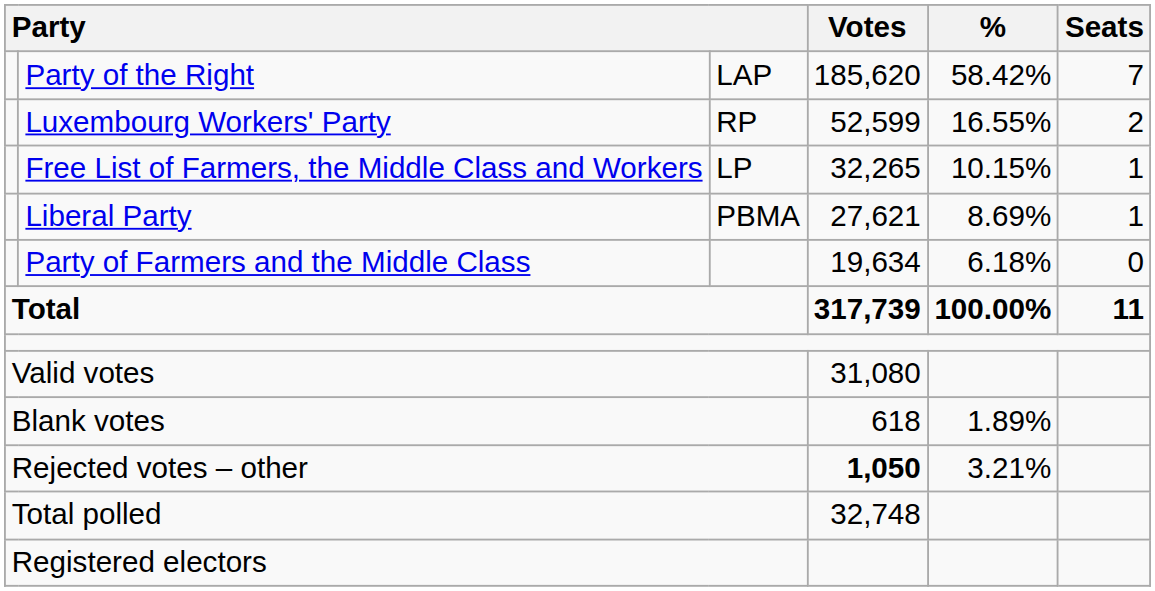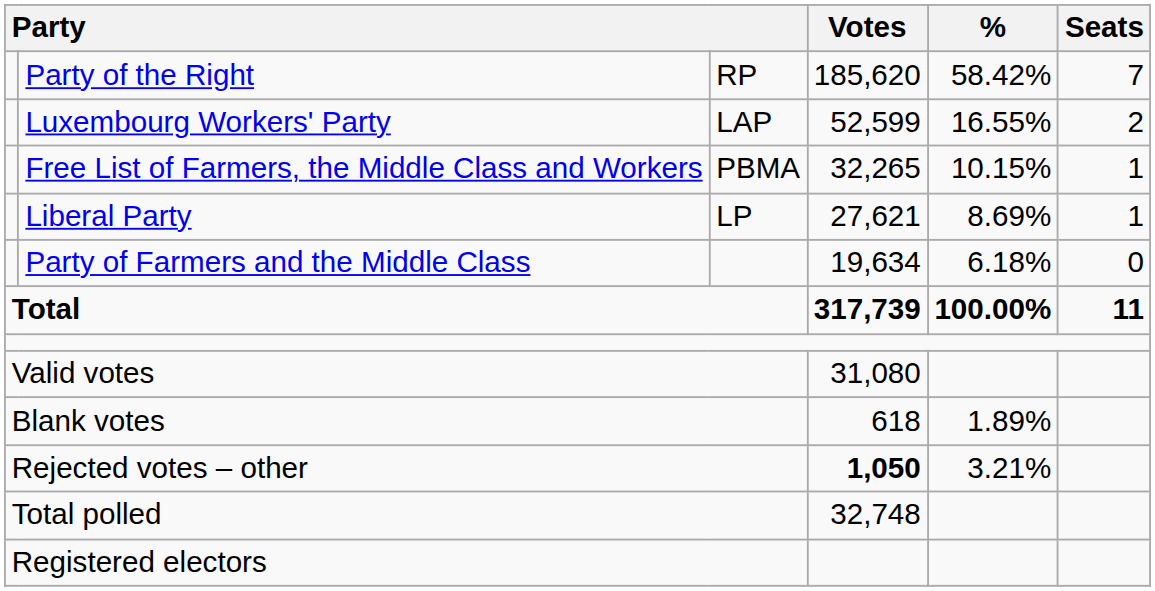(744, 74) LAP -> (737, 74) RP
(737, 121) RP -> (744, 121) LAP
(734, 168) LP -> (758, 168) PBMA
(758, 215) PBMA -> (734, 215) LP
